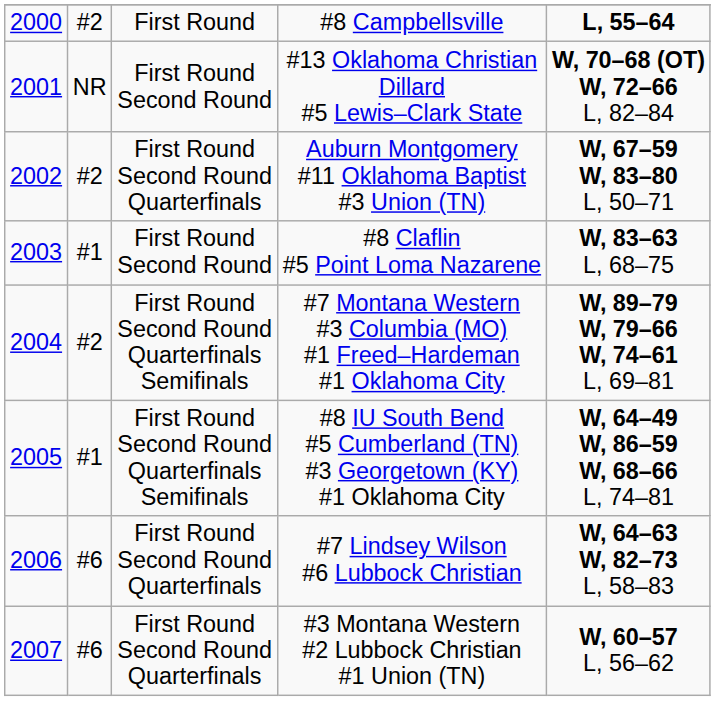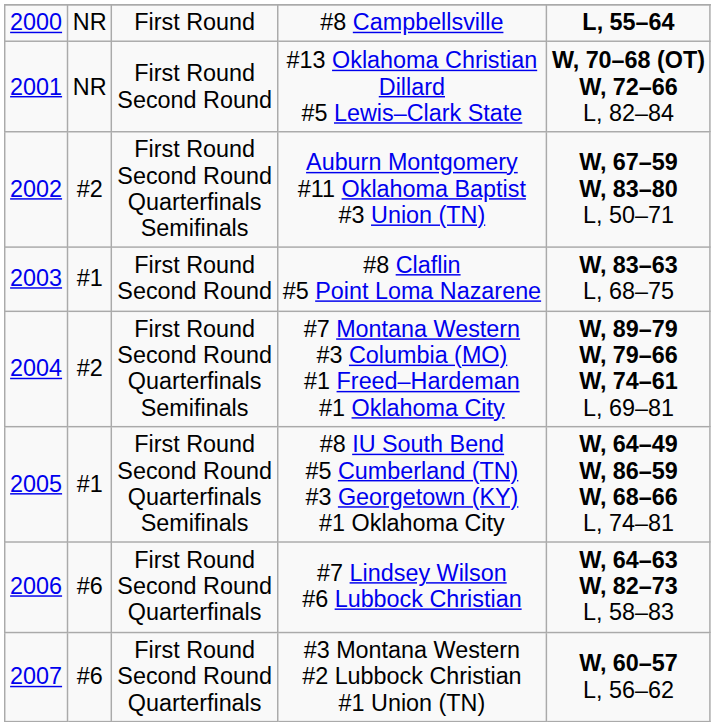(90, 23) #2 -> (90, 23) NR
(195, 175) First Round Second Round Quarterfinals -> (195, 189) First Round Second Round Quarterfinals Semifinals
